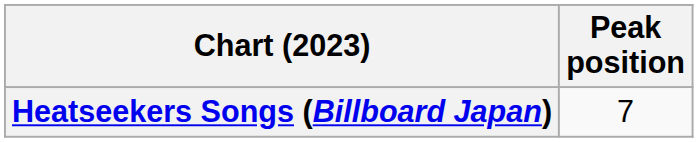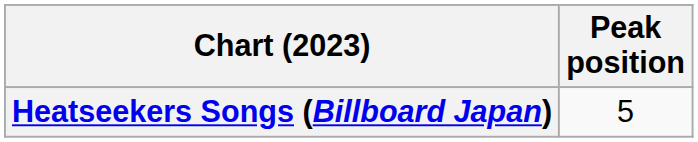(626, 111) 7 -> (626, 111) 5
